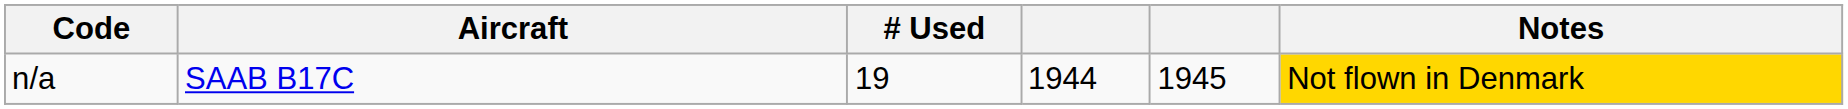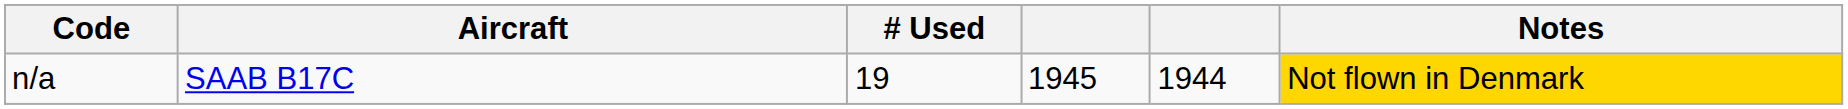(1062, 78) 1944 -> (1062, 78) 1945
(1192, 78) 1945 -> (1192, 78) 1944
